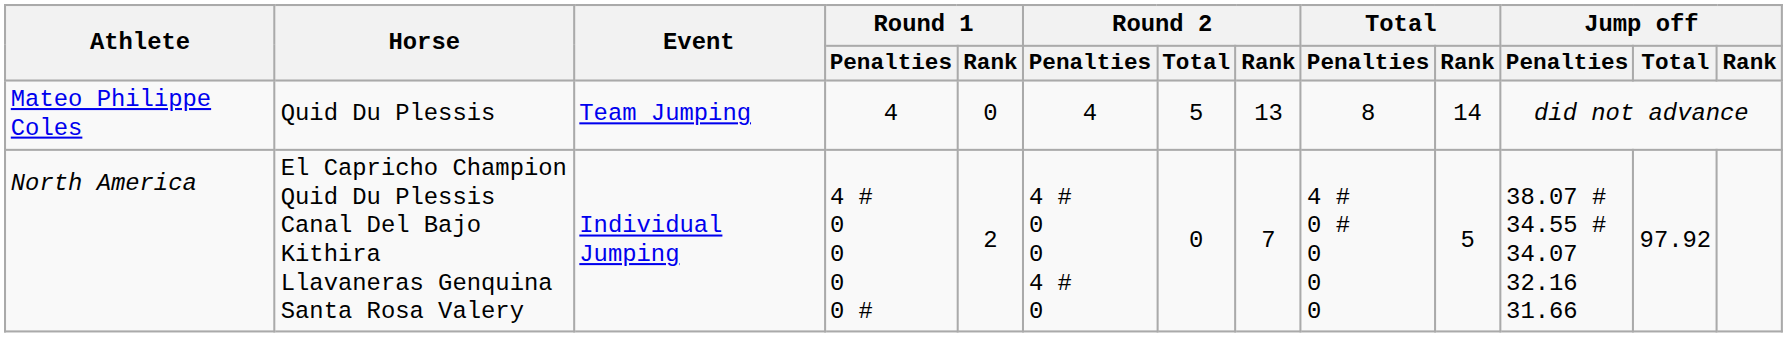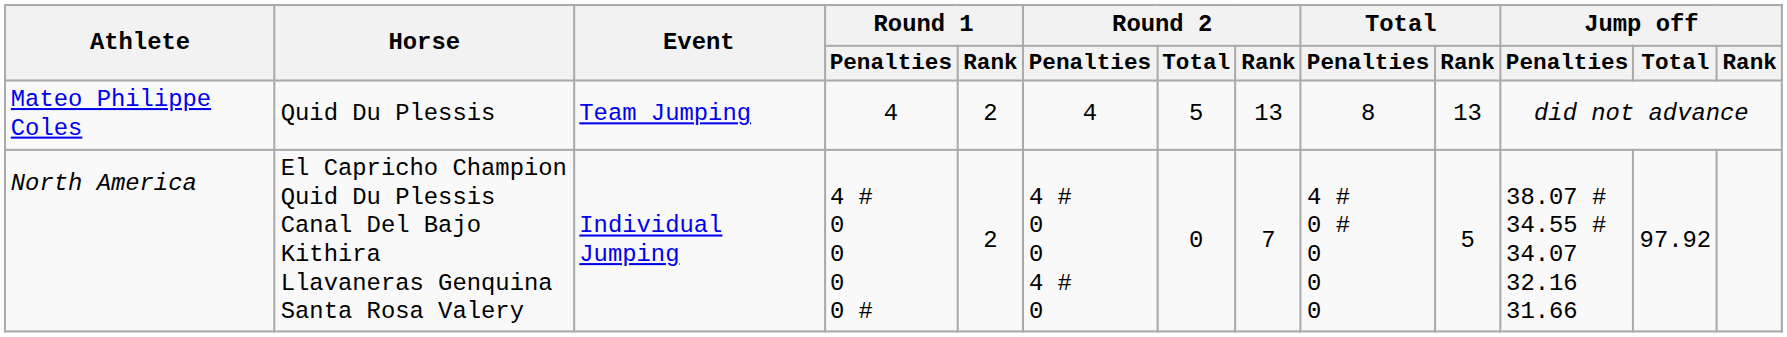(990, 115) 0 -> (990, 115) 2
(1468, 115) 14 -> (1468, 115) 13
